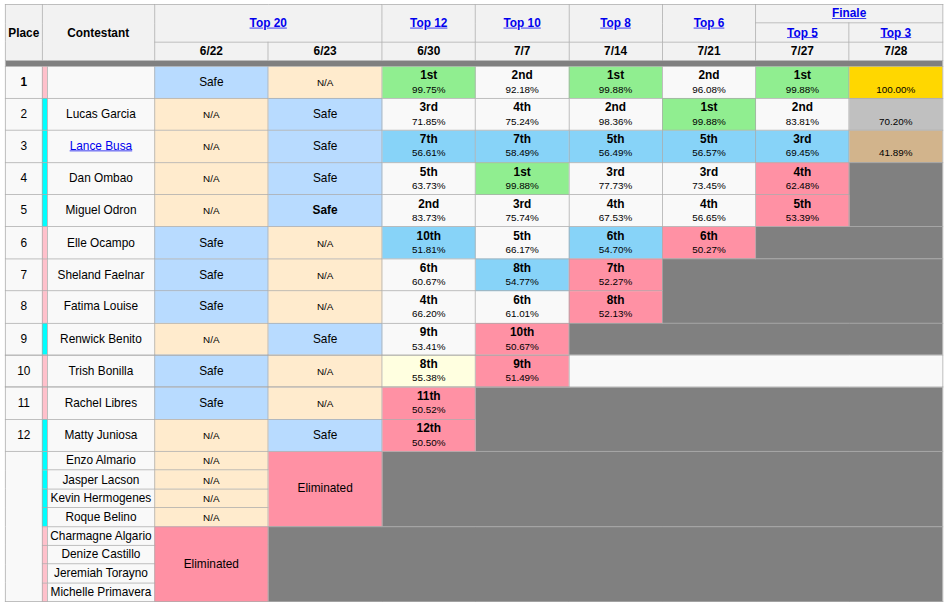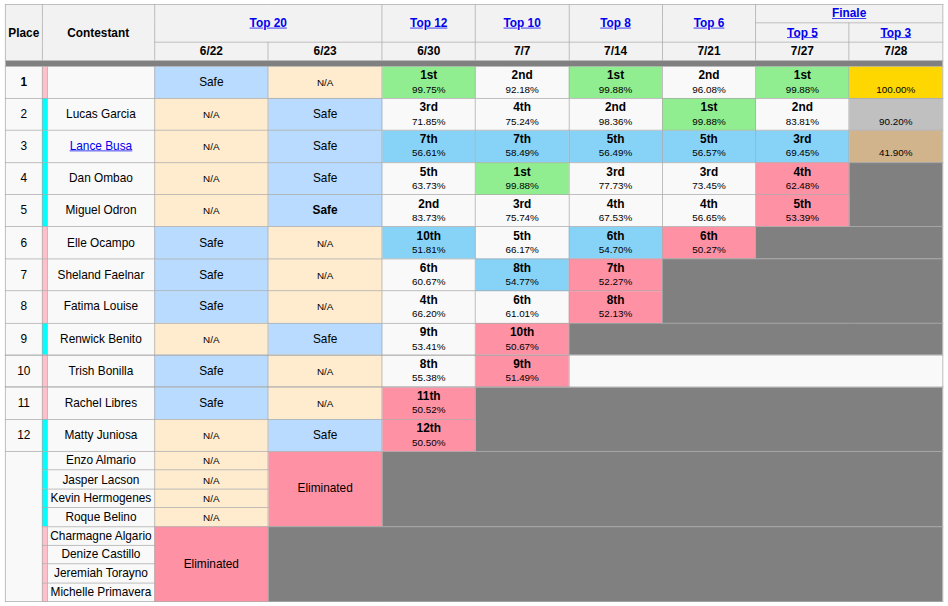(896, 121) 70.20% -> (896, 121) 90.20%
(896, 153) 41.89% -> (896, 153) 41.90%
(429, 371) lightyellow background -> (429, 371) no background
